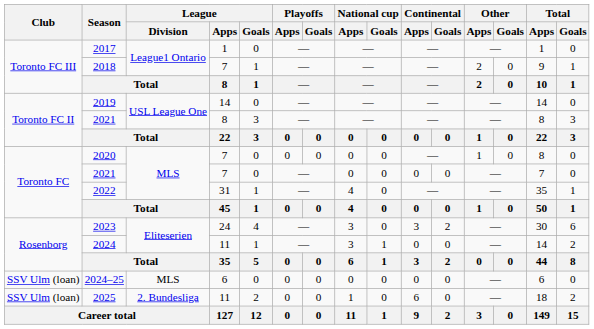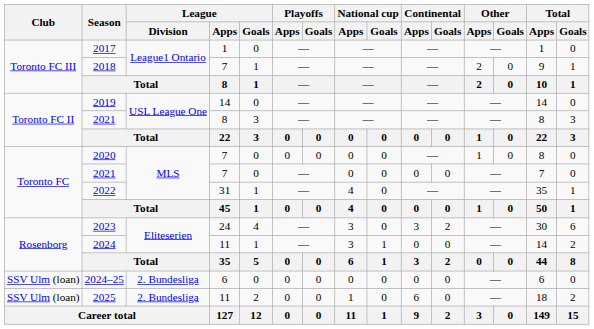(168, 279) MLS -> (168, 279) 2. Bundesliga
